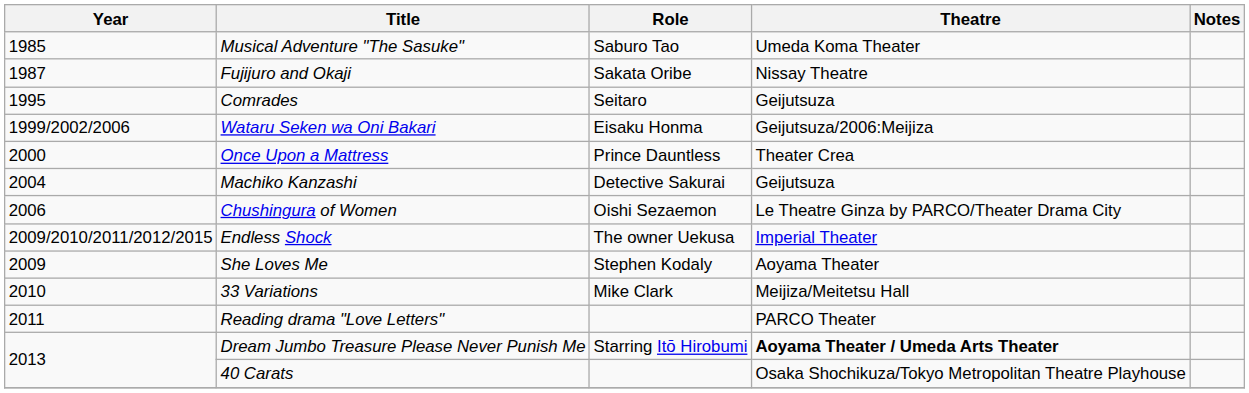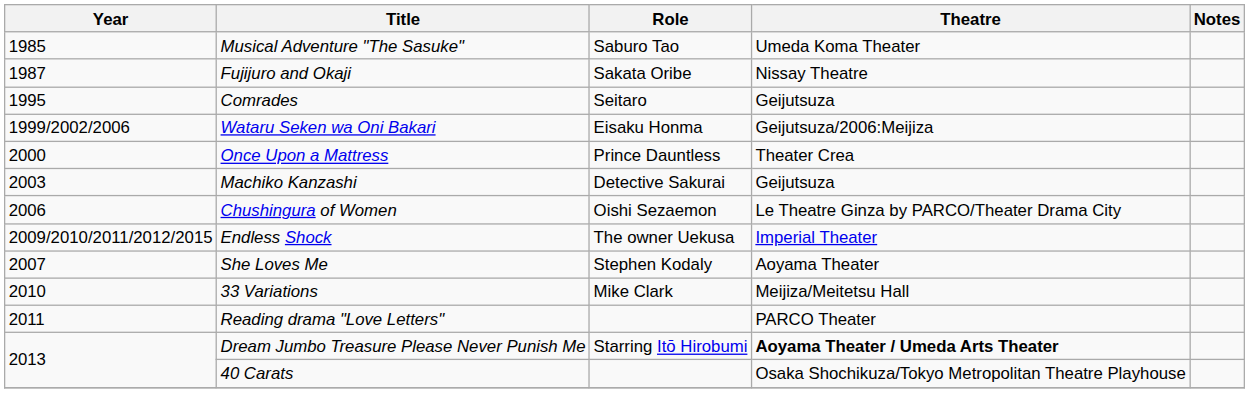(27, 182) 2004 -> (27, 182) 2003
(27, 264) 2009 -> (27, 264) 2007
